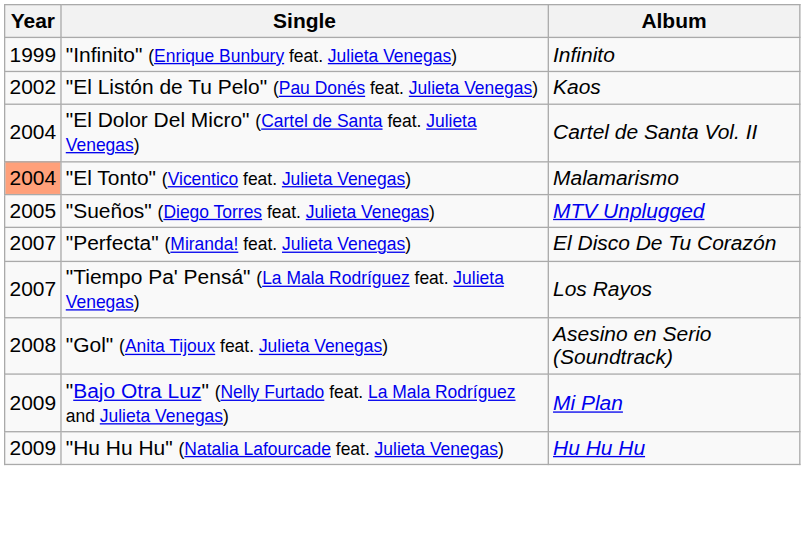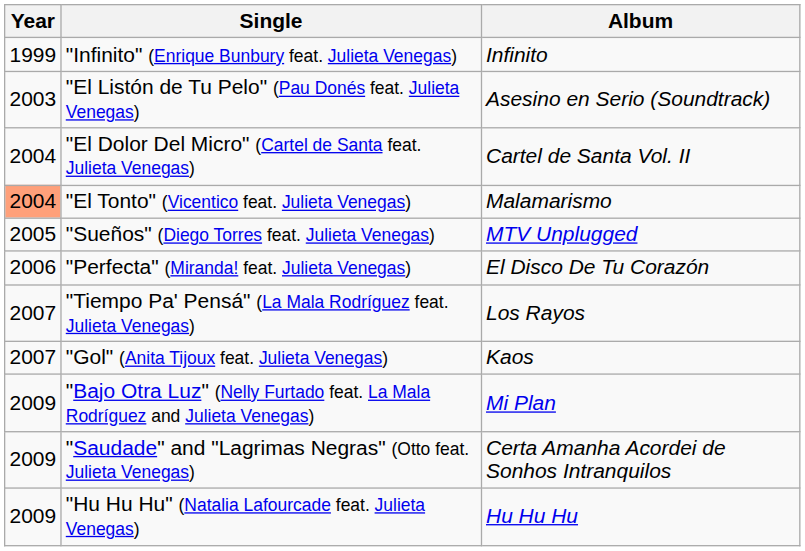(33, 87) 2002 -> (33, 99) 2003
(577, 87) Kaos -> (628, 99) Asesino en Serio (Soundtrack)
(33, 244) 2007 -> (33, 267) 2006
(33, 346) 2008 -> (33, 357) 2007
(632, 346) Asesino en Serio (Soundtrack) -> (510, 357) Kaos
+ row: (267, 459)
